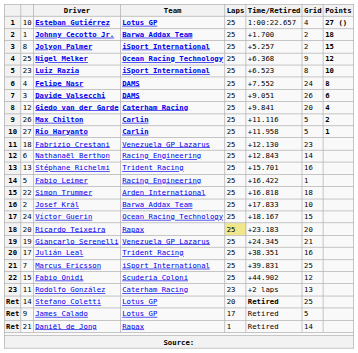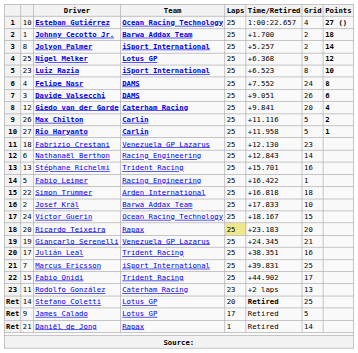(140, 23) Lotus GP -> (173, 23) Ocean Racing Technology
(330, 47) 15 -> (330, 47) 14
(173, 59) Ocean Racing Technology -> (140, 59) Lotus GP
(155, 278) Scuderia Coloni -> (153, 278) Trident Racing
(308, 278) 12 -> (308, 278) 17
